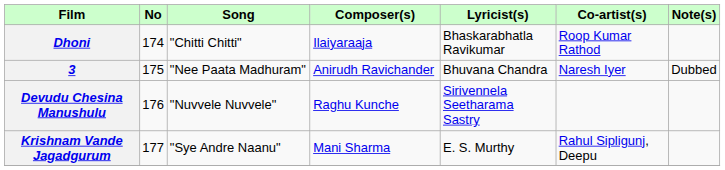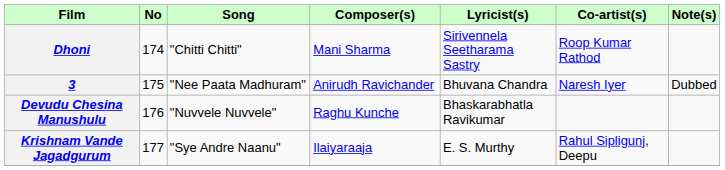(343, 42) Ilaiyaraaja -> (352, 49) Mani Sharma
(488, 42) Bhaskarabhatla Ravikumar -> (478, 49) Sirivennela Seetharama Sastry
(478, 105) Sirivennela Seetharama Sastry -> (488, 112) Bhaskarabhatla Ravikumar
(352, 148) Mani Sharma -> (343, 148) Ilaiyaraaja
